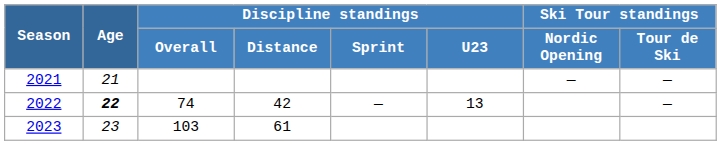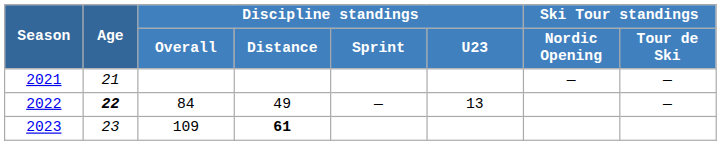(186, 105) 74 -> (186, 105) 84
(282, 105) 42 -> (282, 105) 49
(186, 128) 103 -> (186, 128) 109
(282, 128) normal -> (282, 128) bold
